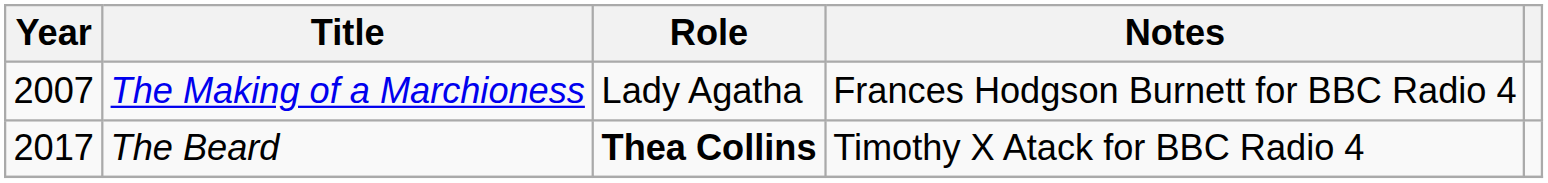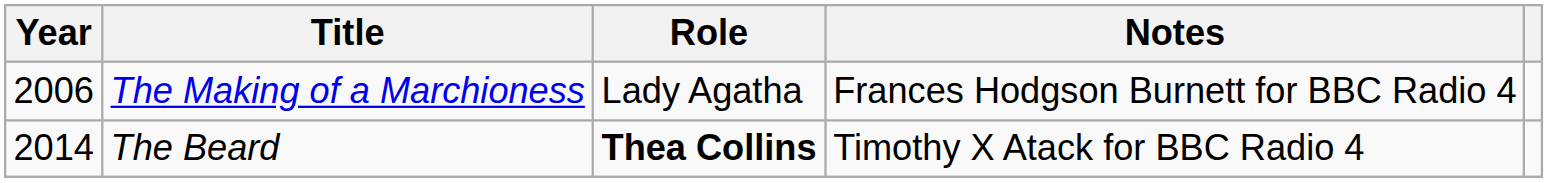(54, 90) 2007 -> (54, 90) 2006
(54, 147) 2017 -> (54, 147) 2014
